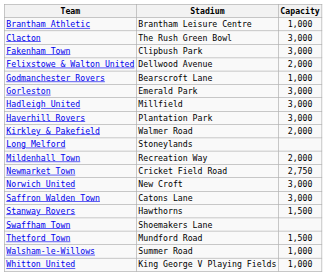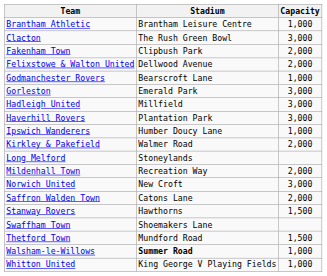(300, 51) 3,000 -> (300, 51) 2,000
+ row: (48, 131)
- row: (41, 171)
(300, 198) 3,000 -> (300, 198) 2,000
(165, 251) normal -> (165, 251) bold
